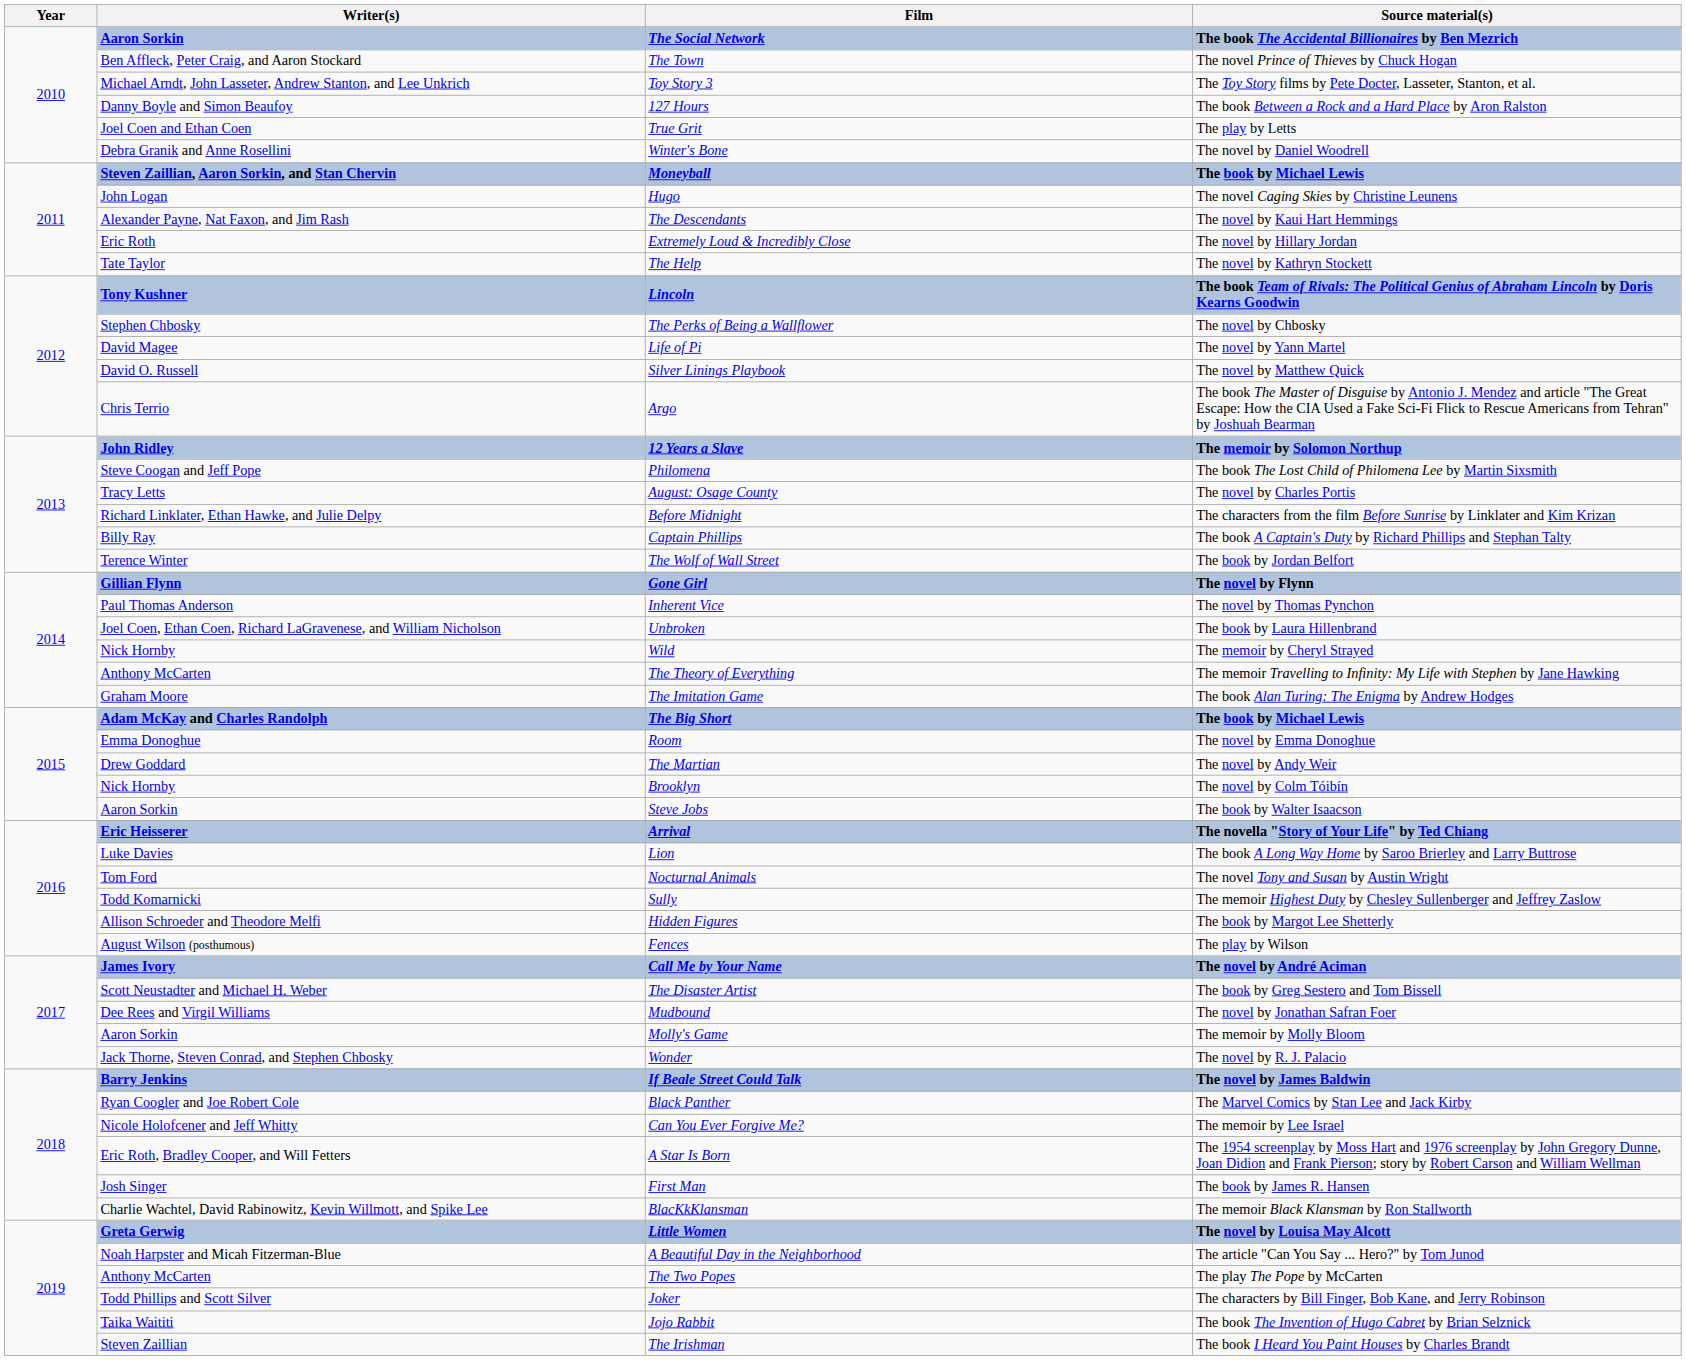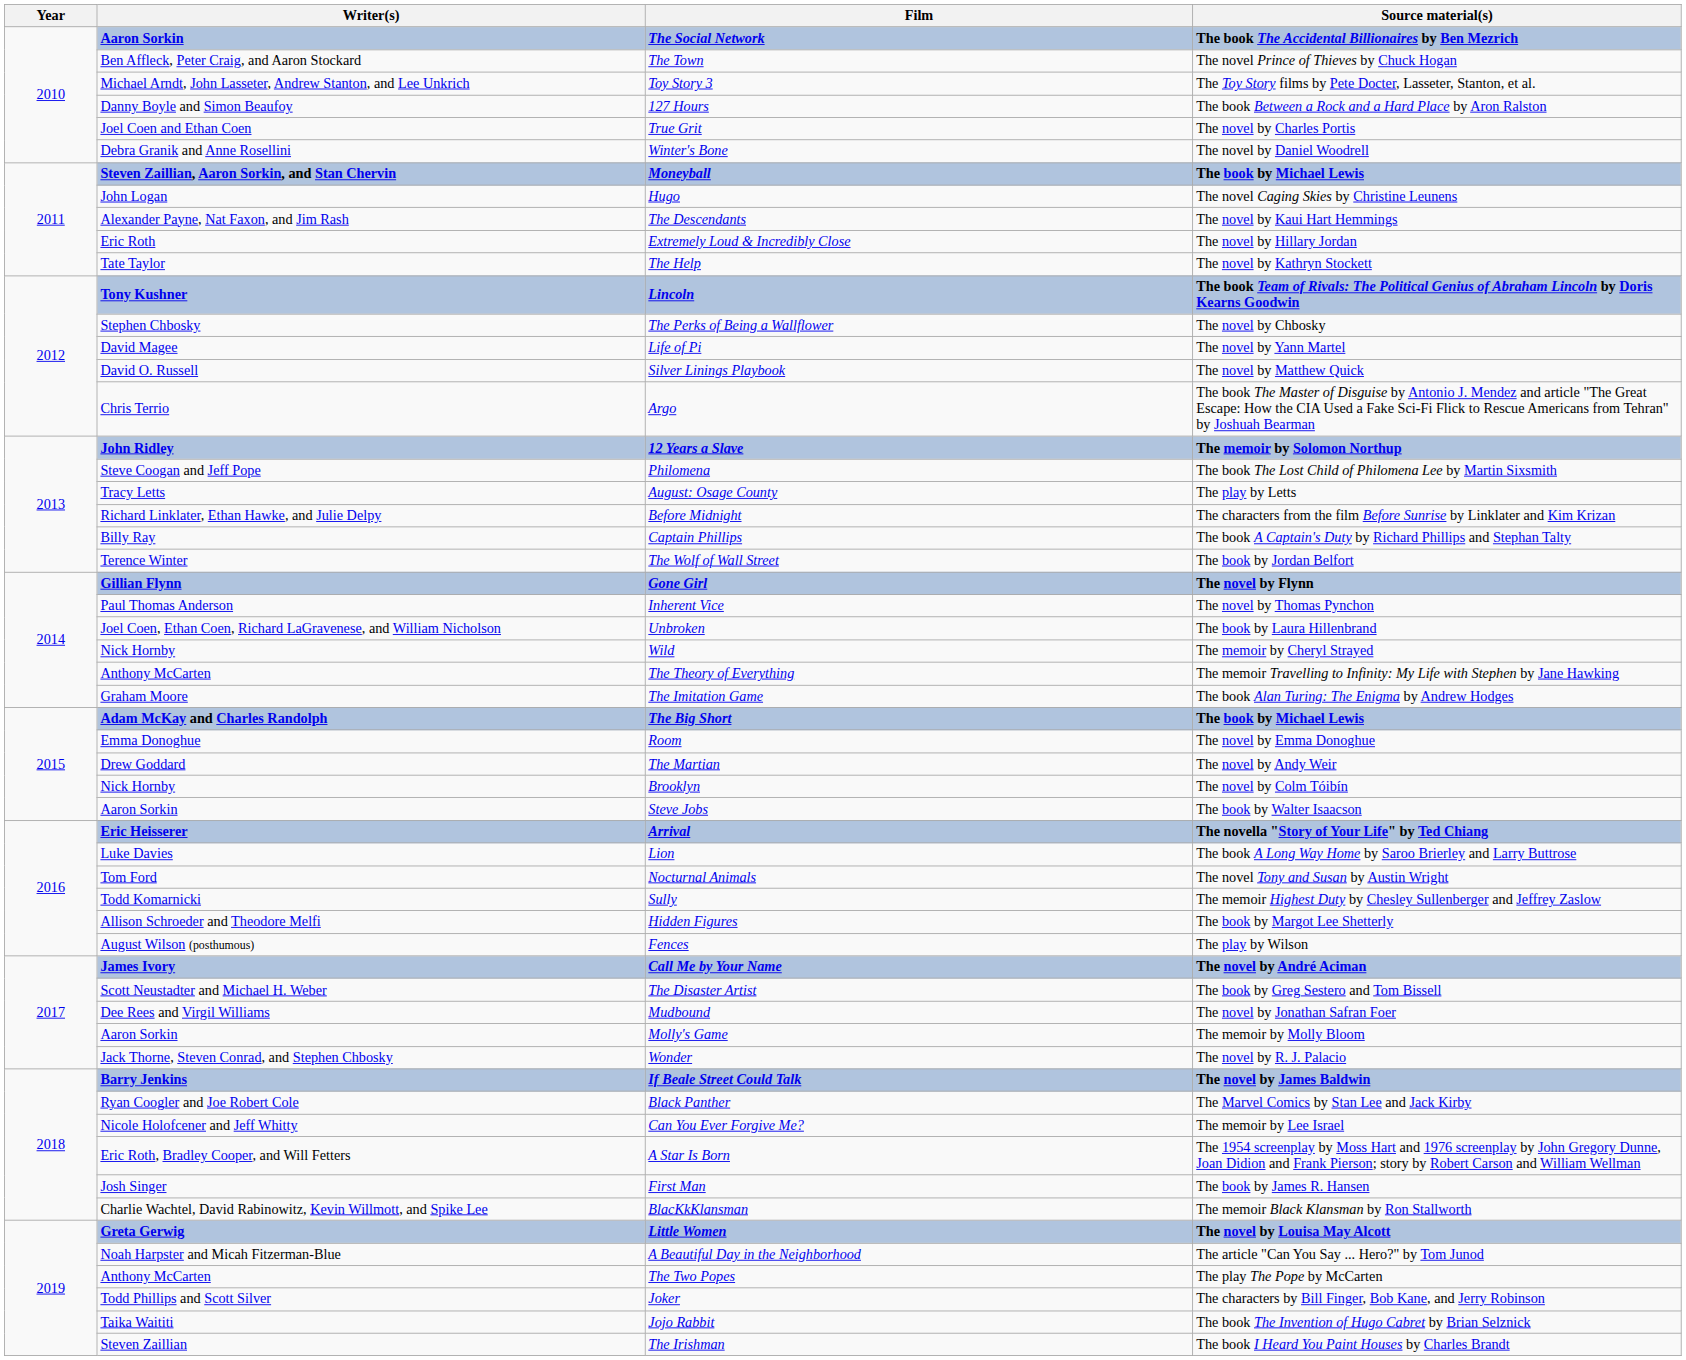(1246, 128) The play by Letts -> (1276, 128) The novel by Charles Portis
(1276, 492) The novel by Charles Portis -> (1246, 492) The play by Letts
